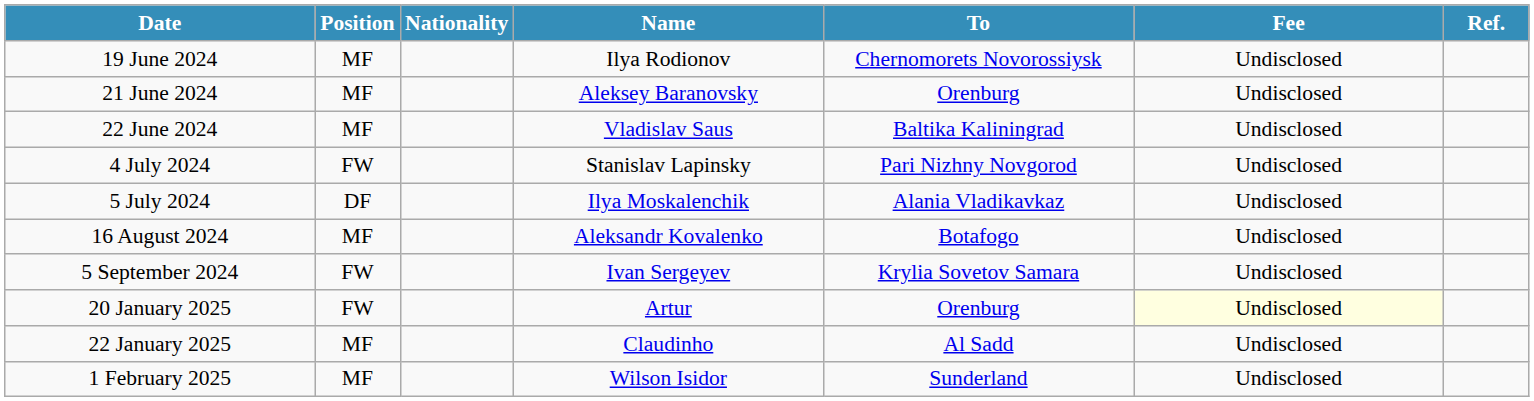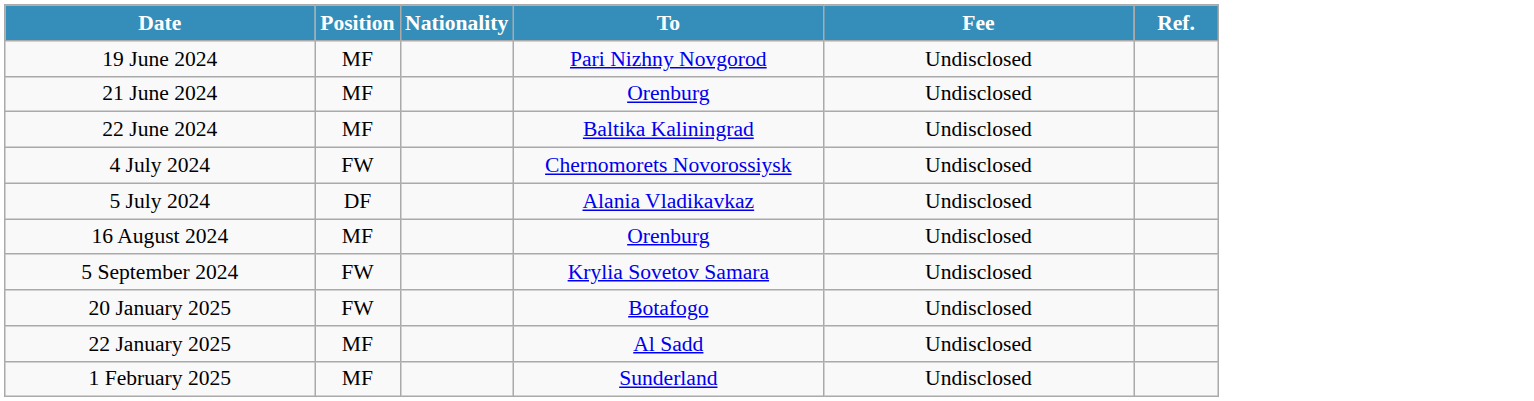- column: (668, 22)
(978, 58) Chernomorets Novorossiysk -> (668, 58) Pari Nizhny Novgorod
(978, 165) Pari Nizhny Novgorod -> (668, 165) Chernomorets Novorossiysk
(978, 236) Botafogo -> (668, 236) Orenburg
(978, 307) Orenburg -> (668, 307) Botafogo
(1289, 307) lightyellow background -> (978, 307) no background
